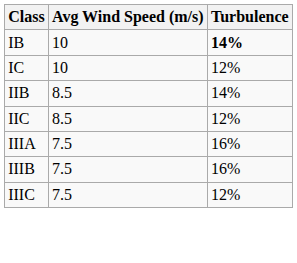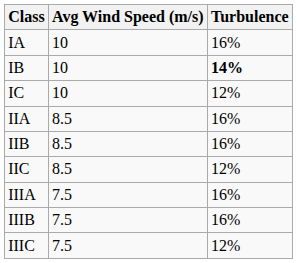+ row: (17, 42)
+ row: (19, 118)
(226, 93) 14% -> (226, 144) 16%
